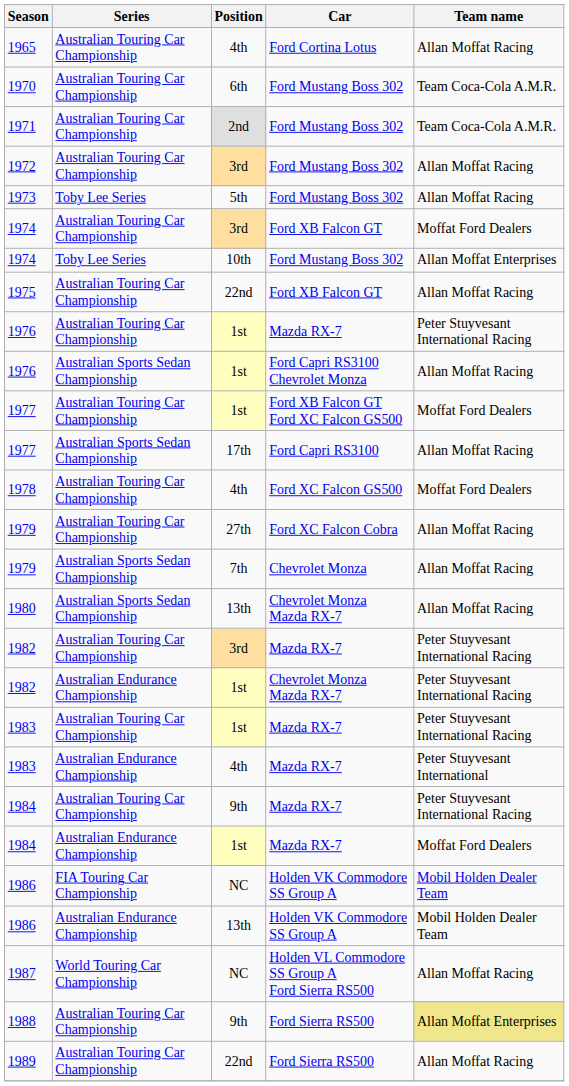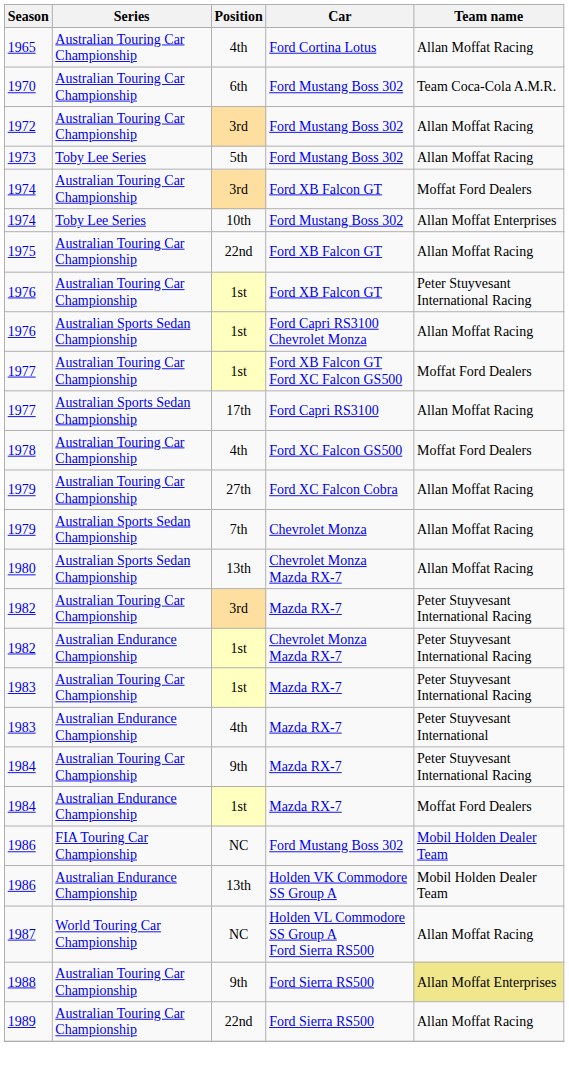- row: (22, 126)
(305, 331) Mazda RX-7 -> (326, 291) Ford XB Falcon GT
(338, 886) Holden VK Commodore SS Group A -> (336, 846) Ford Mustang Boss 302
